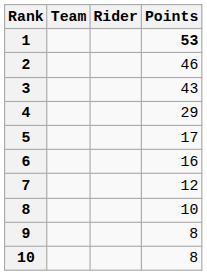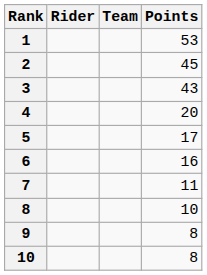columns swapped: (116, 17) <-> (69, 17)
(189, 41) bold -> (189, 41) normal
(189, 65) 46 -> (189, 65) 45
(189, 113) 29 -> (189, 113) 20
(189, 186) 12 -> (189, 186) 11
